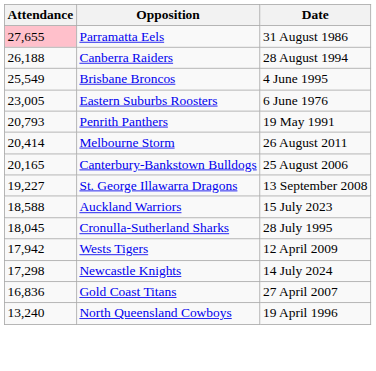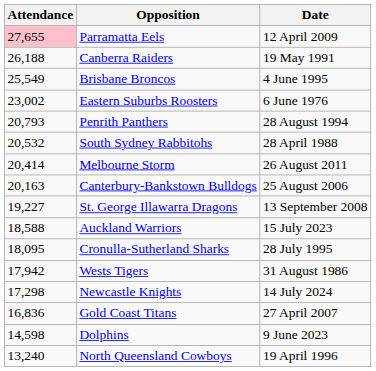(305, 36) 31 August 1986 -> (300, 36) 12 April 2009
(305, 57) 28 August 1994 -> (299, 57) 19 May 1991
(26, 100) 23,005 -> (26, 100) 23,002
(299, 121) 19 May 1991 -> (305, 121) 28 August 1994
+ row: (146, 143)
(26, 164) 20,165 -> (26, 185) 20,163
(26, 228) 18,045 -> (26, 249) 18,095
(300, 249) 12 April 2009 -> (305, 270) 31 August 1986
+ row: (104, 334)
